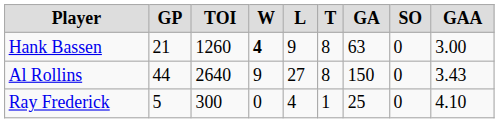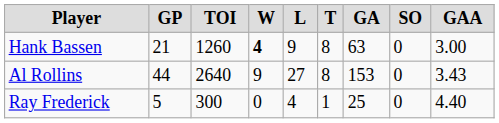(361, 74) 150 -> (361, 74) 153
(451, 103) 4.10 -> (451, 103) 4.40
